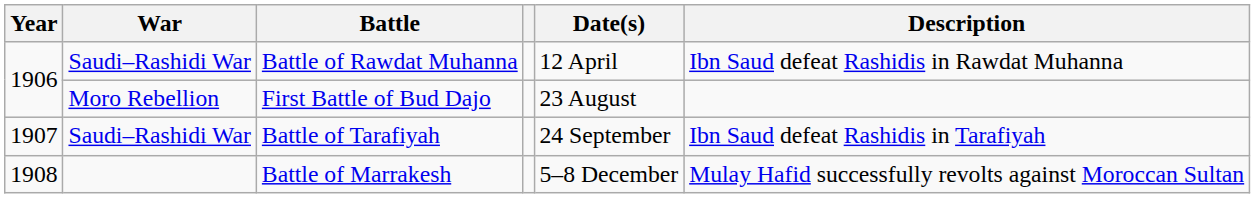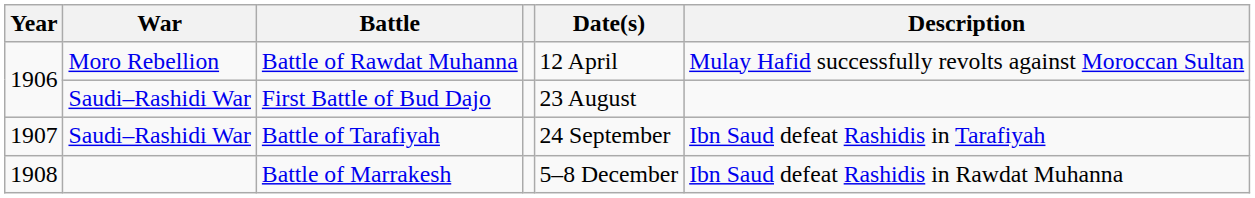(160, 60) Saudi–Rashidi War -> (144, 60) Moro Rebellion
(906, 60) Ibn Saud defeat Rashidis in Rawdat Muhanna -> (967, 60) Mulay Hafid successfully revolts against Moroccan Sultan
(144, 98) Moro Rebellion -> (160, 98) Saudi–Rashidi War
(967, 173) Mulay Hafid successfully revolts against Moroccan Sultan -> (906, 173) Ibn Saud defeat Rashidis in Rawdat Muhanna
